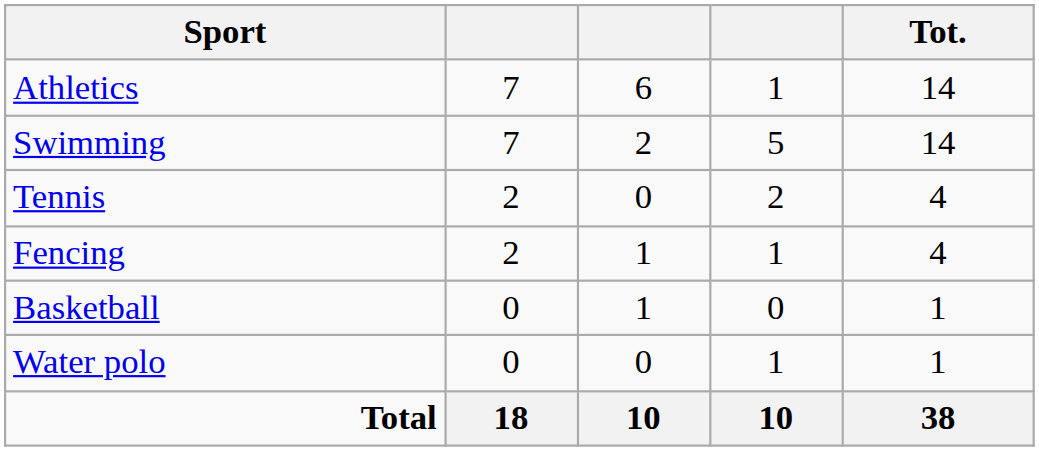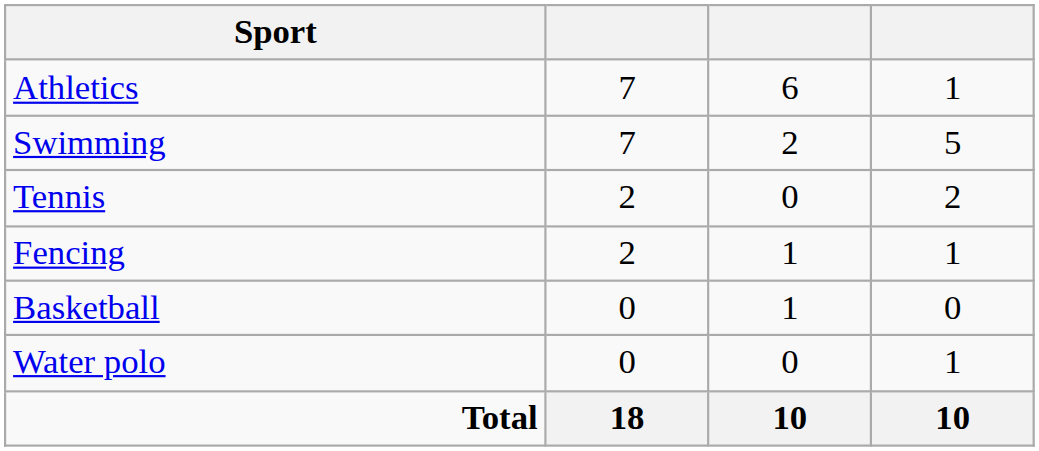- column: (938, 32)
